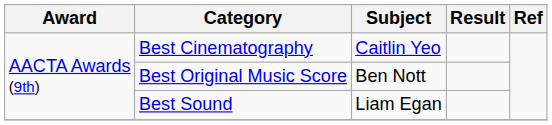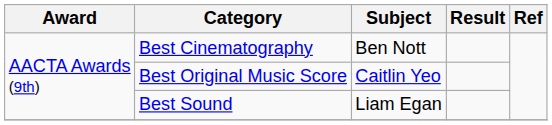(398, 47) Caitlin Yeo -> (391, 47) Ben Nott
(391, 76) Ben Nott -> (398, 76) Caitlin Yeo
